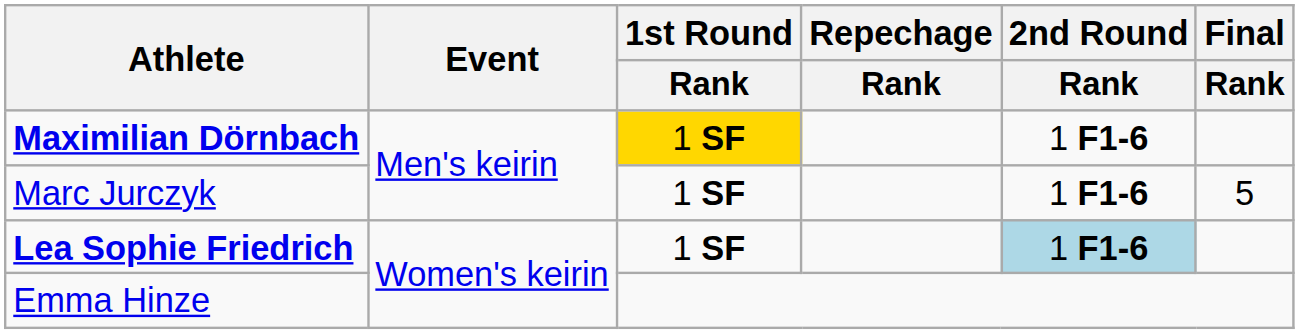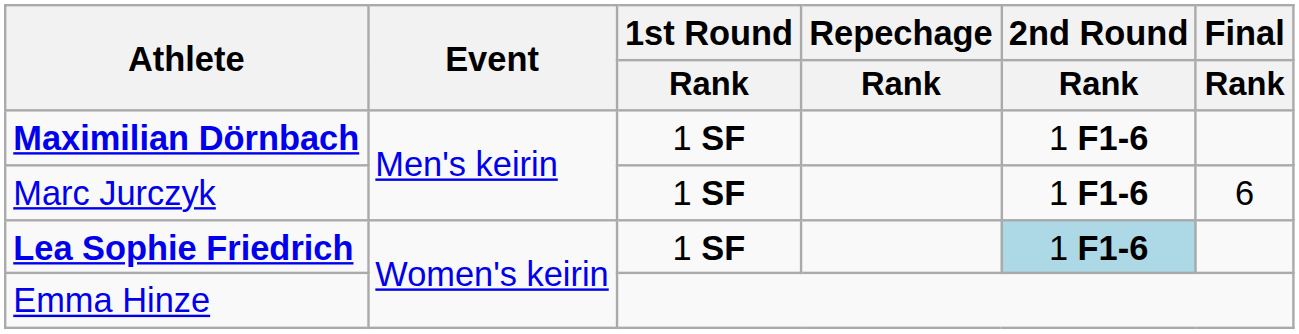(709, 138) gold background -> (709, 138) no background
(1245, 193) 5 -> (1245, 193) 6
